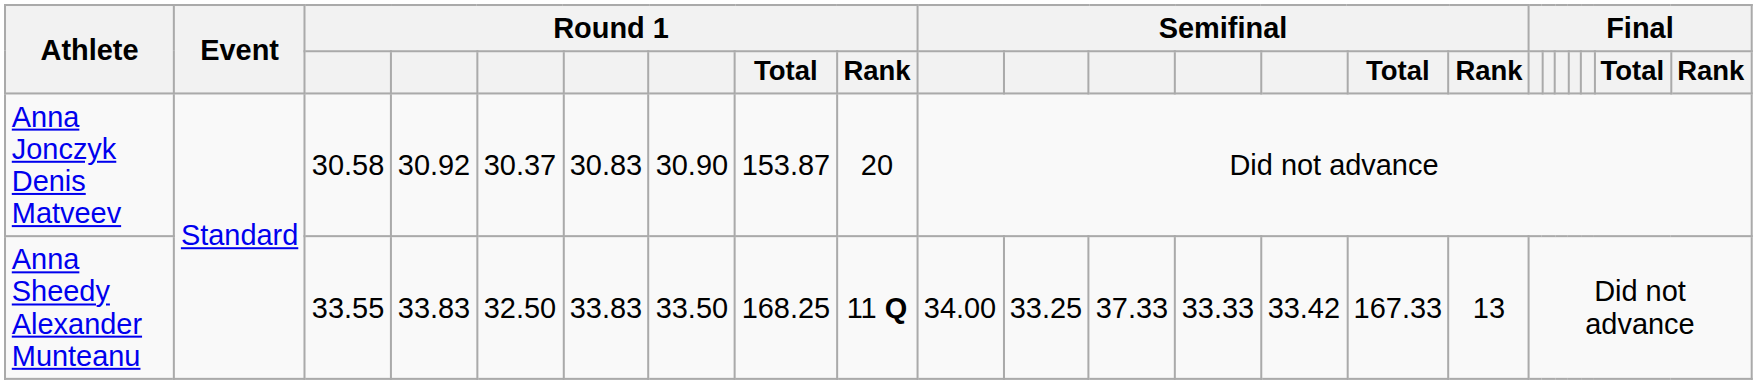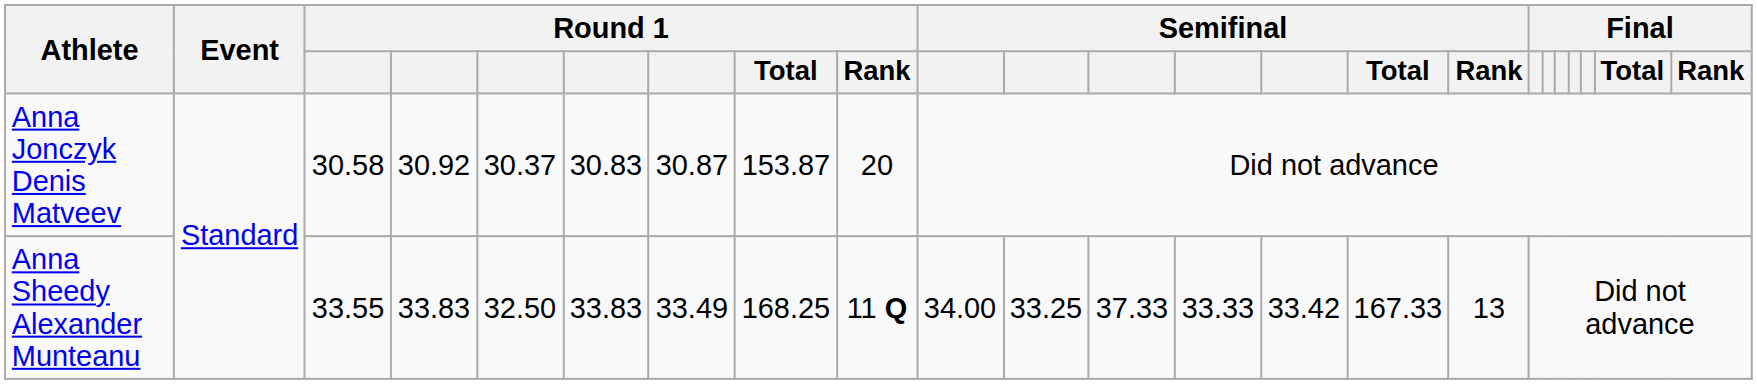(692, 165) 30.90 -> (692, 165) 30.87
(692, 308) 33.50 -> (692, 308) 33.49
